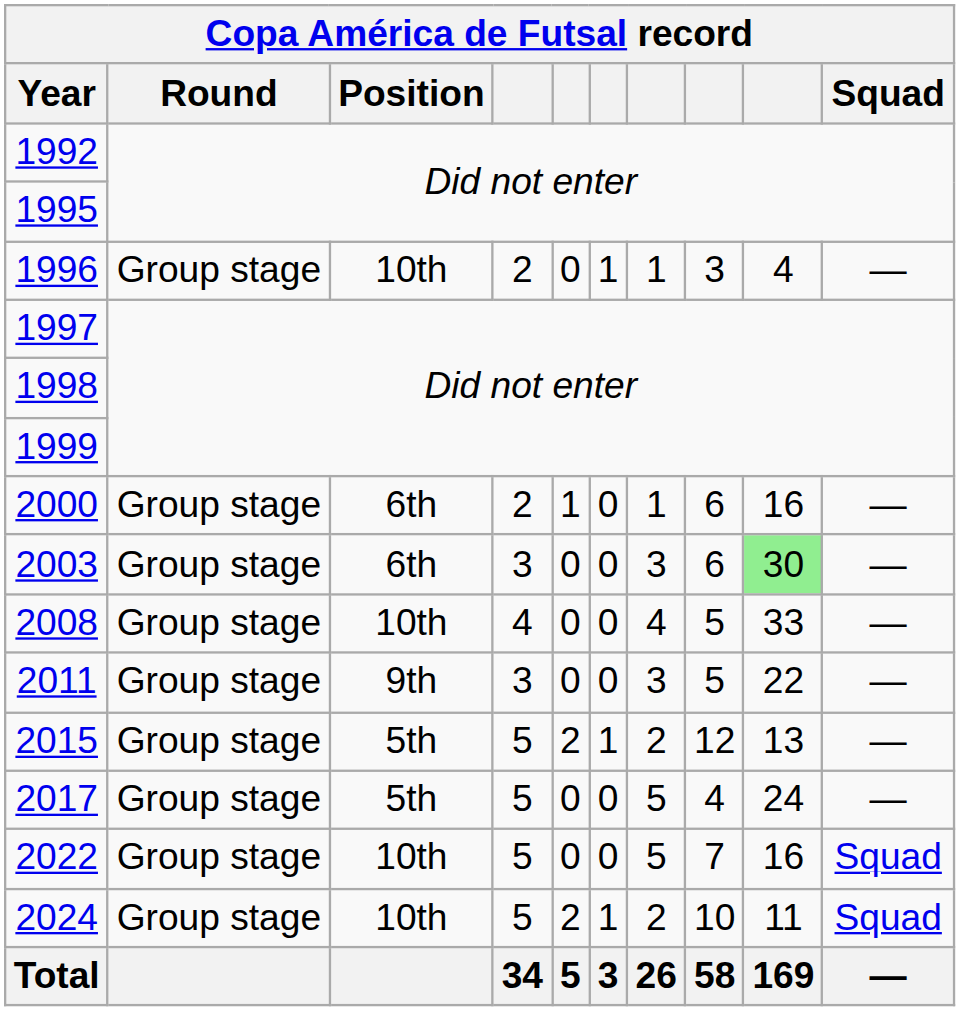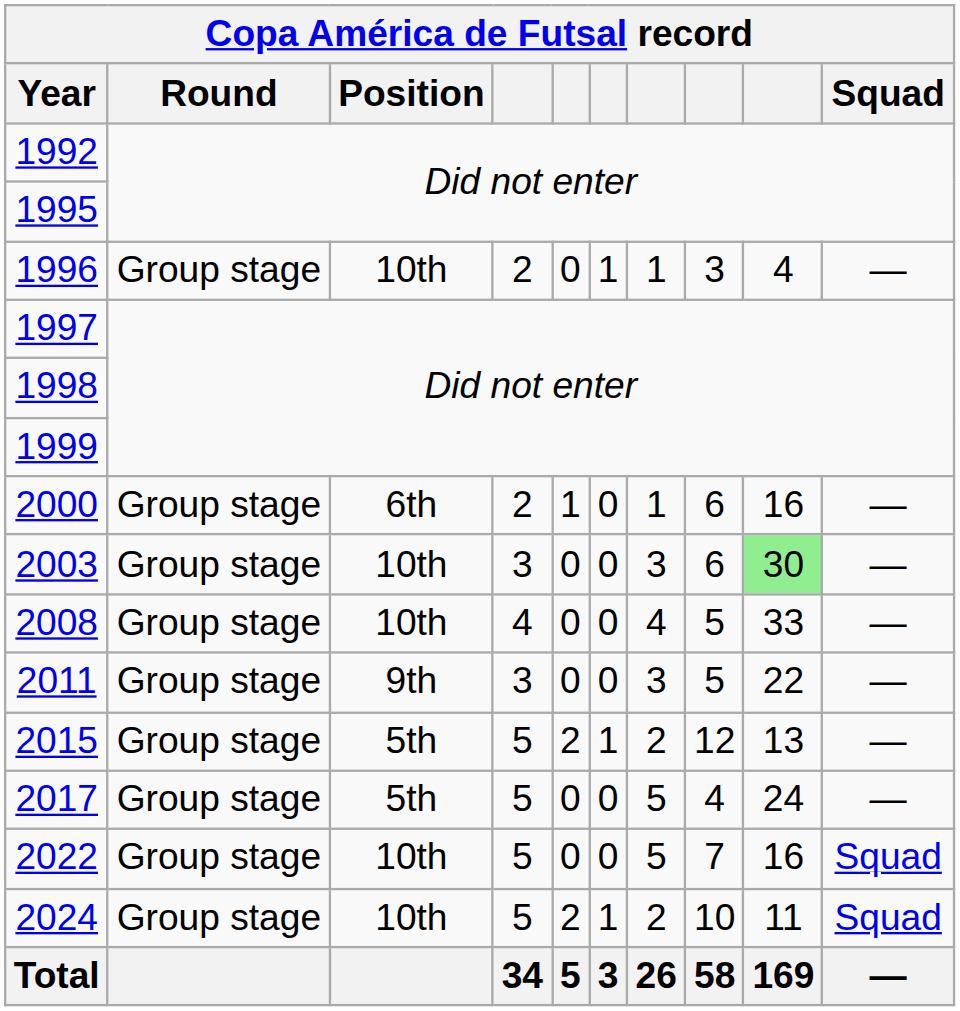(411, 563) 6th -> (411, 563) 10th
